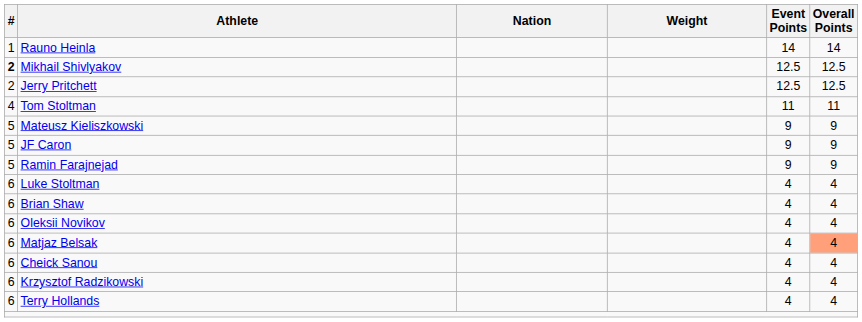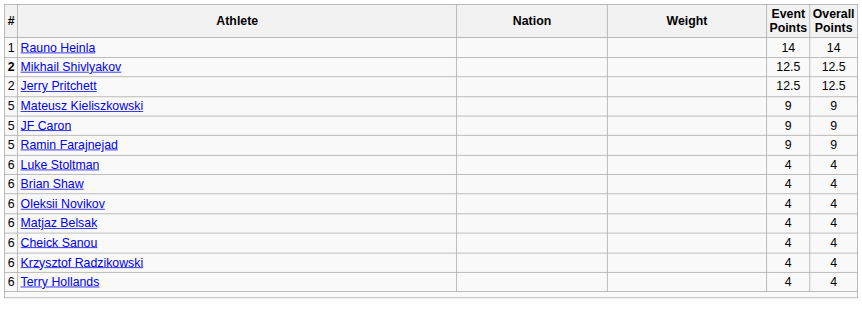- row: (58, 106)
(834, 243) lightsalmon background -> (834, 223) no background
